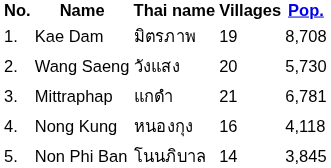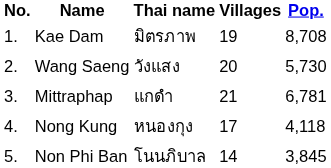(228, 126) 16 -> (228, 126) 17
